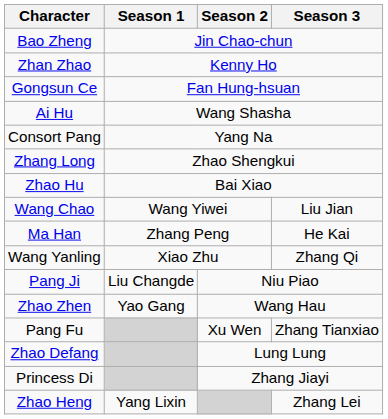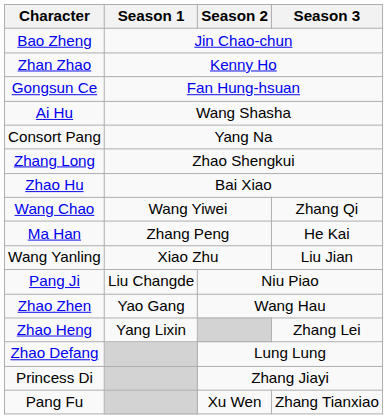(327, 209) Liu Jian -> (327, 209) Zhang Qi
(327, 257) Zhang Qi -> (327, 257) Liu Jian
rows swapped: (54, 402) <-> (54, 329)
